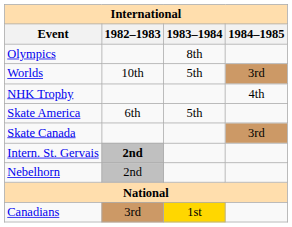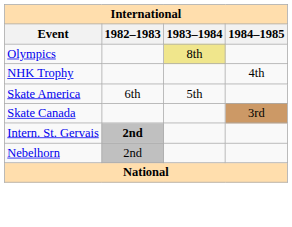(195, 53) no background -> (195, 53) khaki background
- row: (25, 73)
- row: (33, 212)
